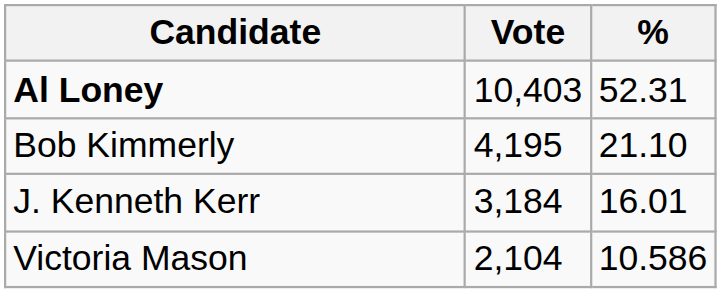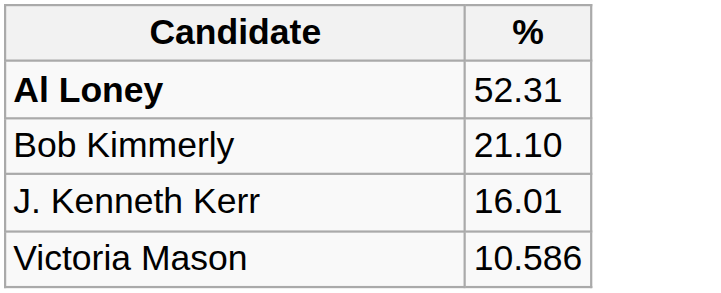- column: (528, 32)
